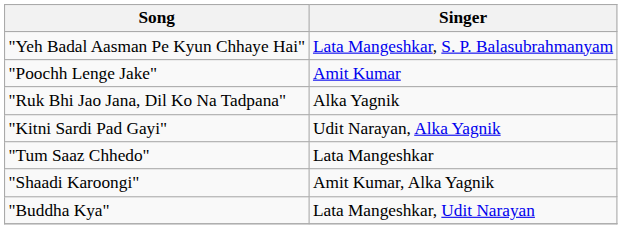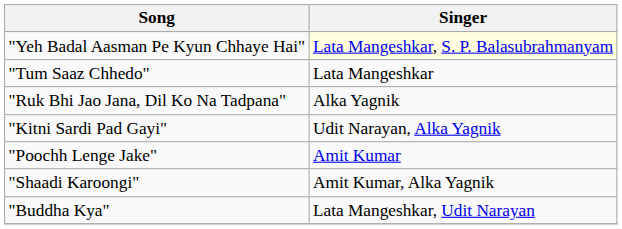(463, 45) no background -> (463, 45) lightyellow background
rows swapped: (79, 155) <-> (83, 73)
